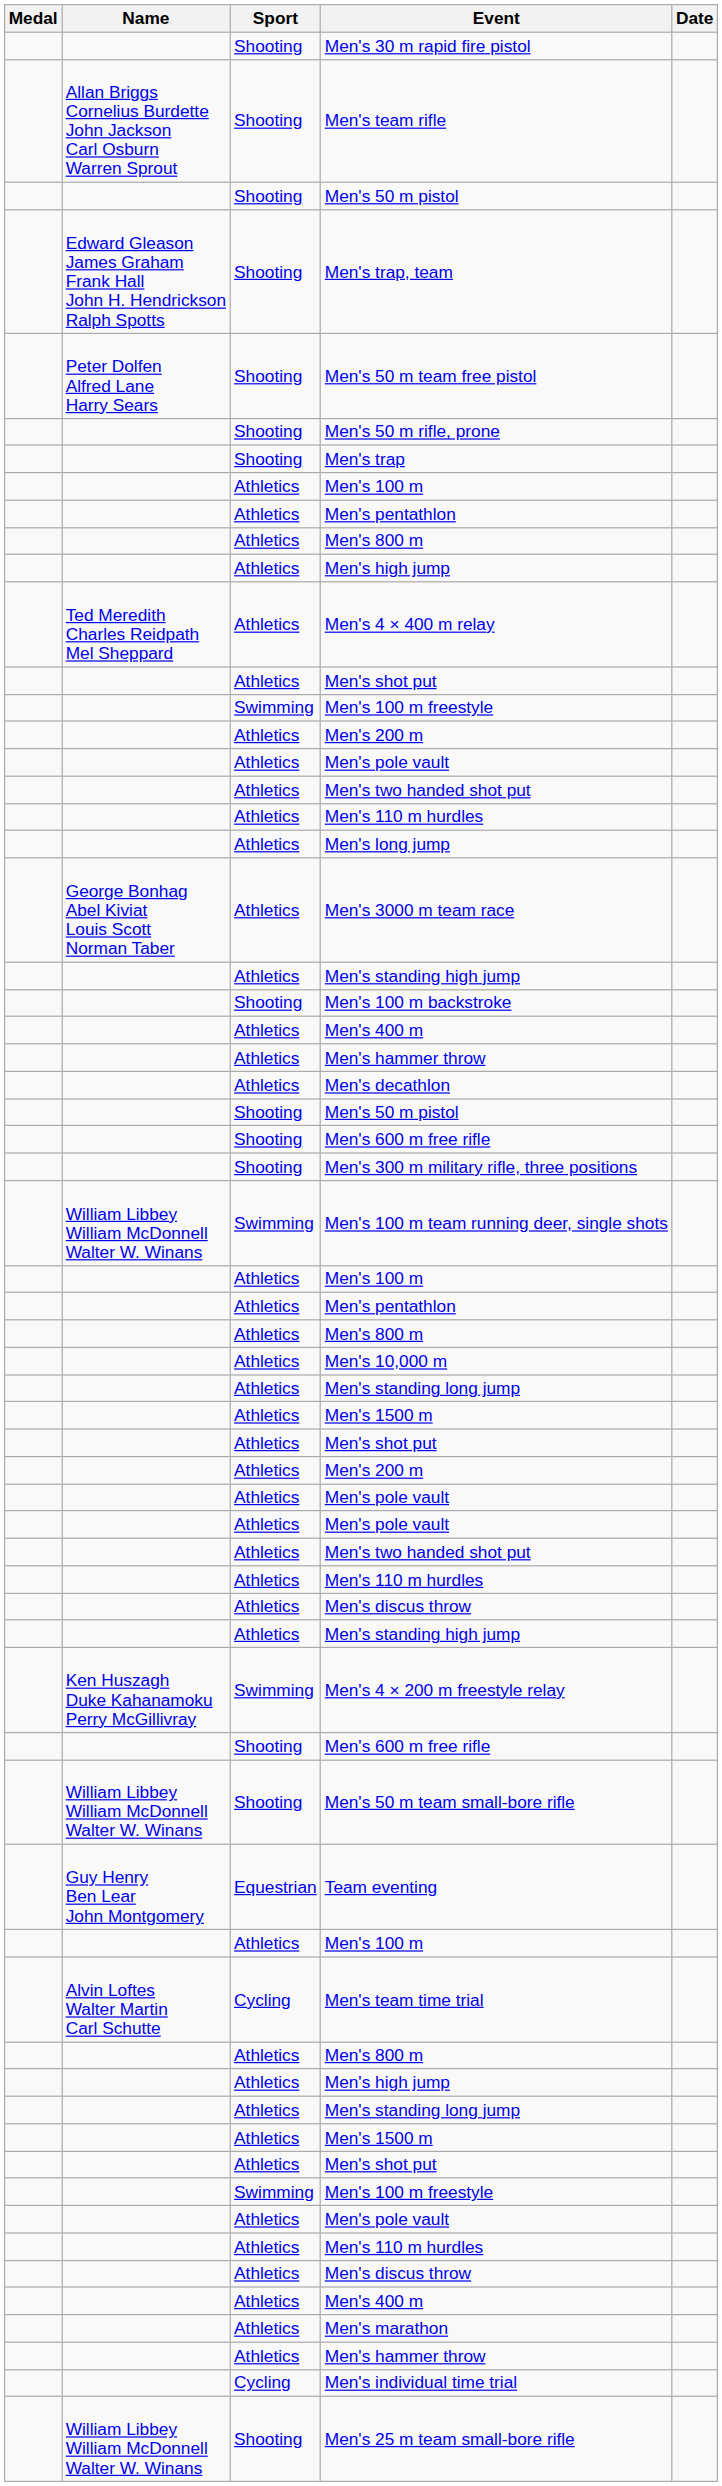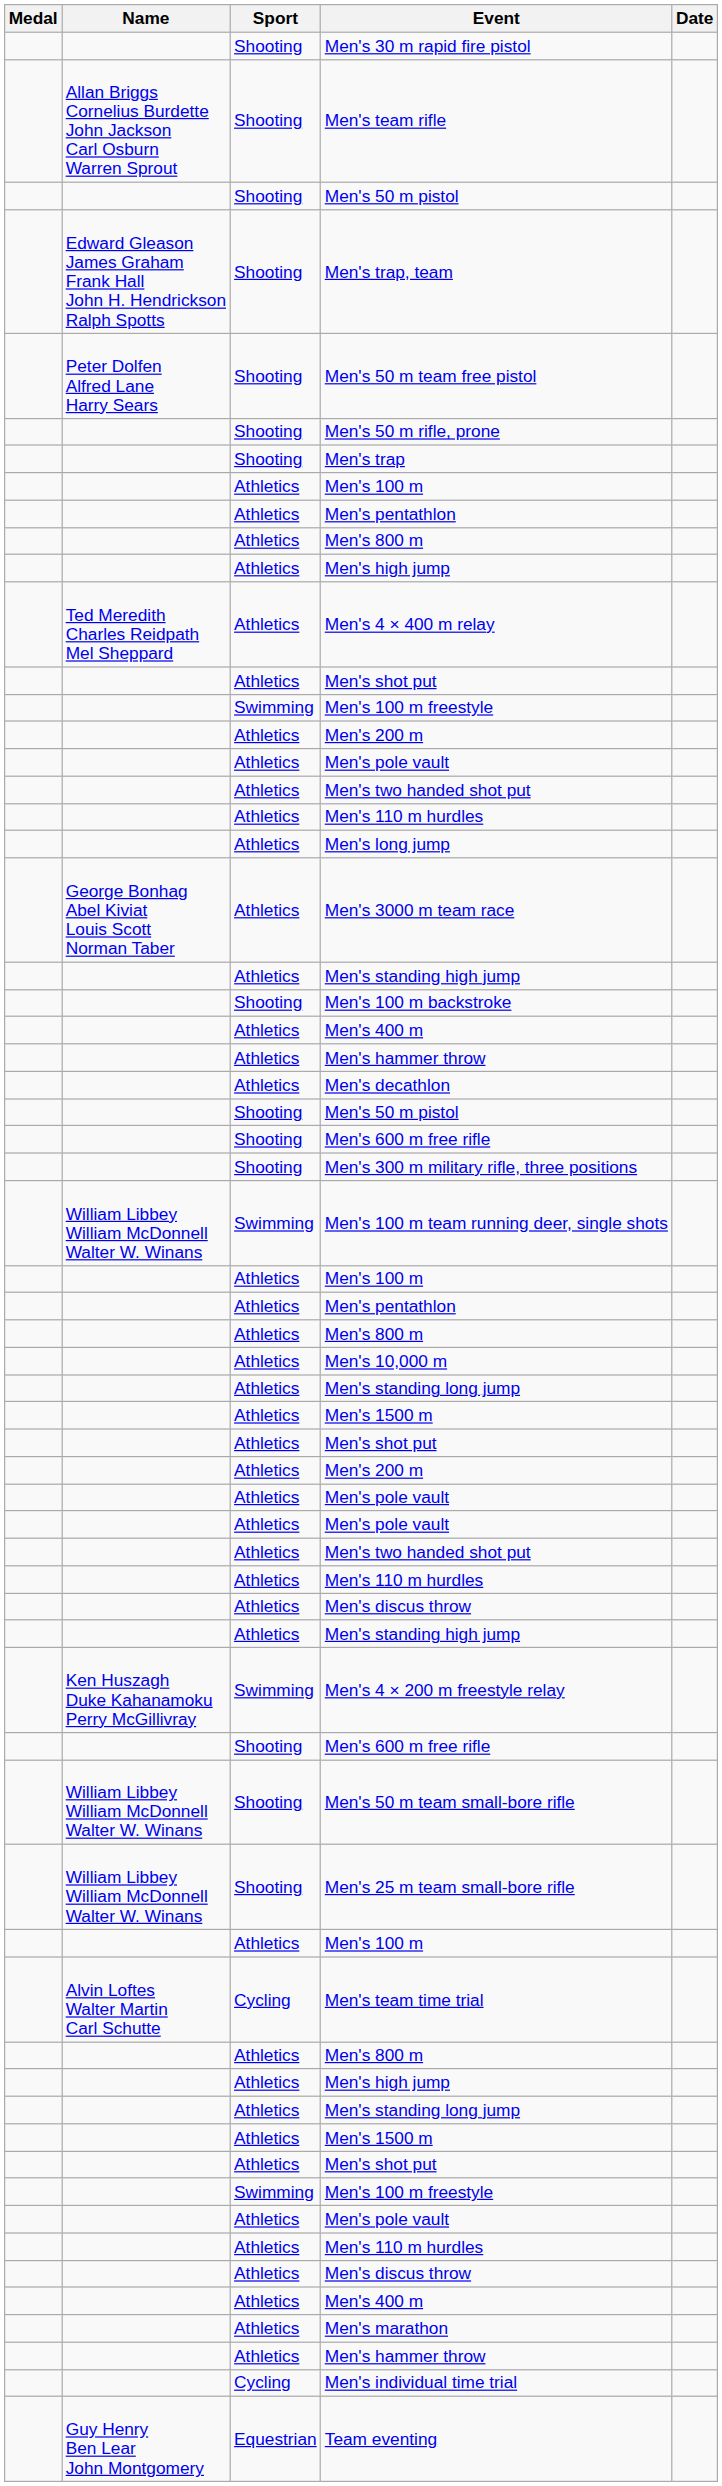rows swapped: (137, 2449) <-> (135, 1897)
